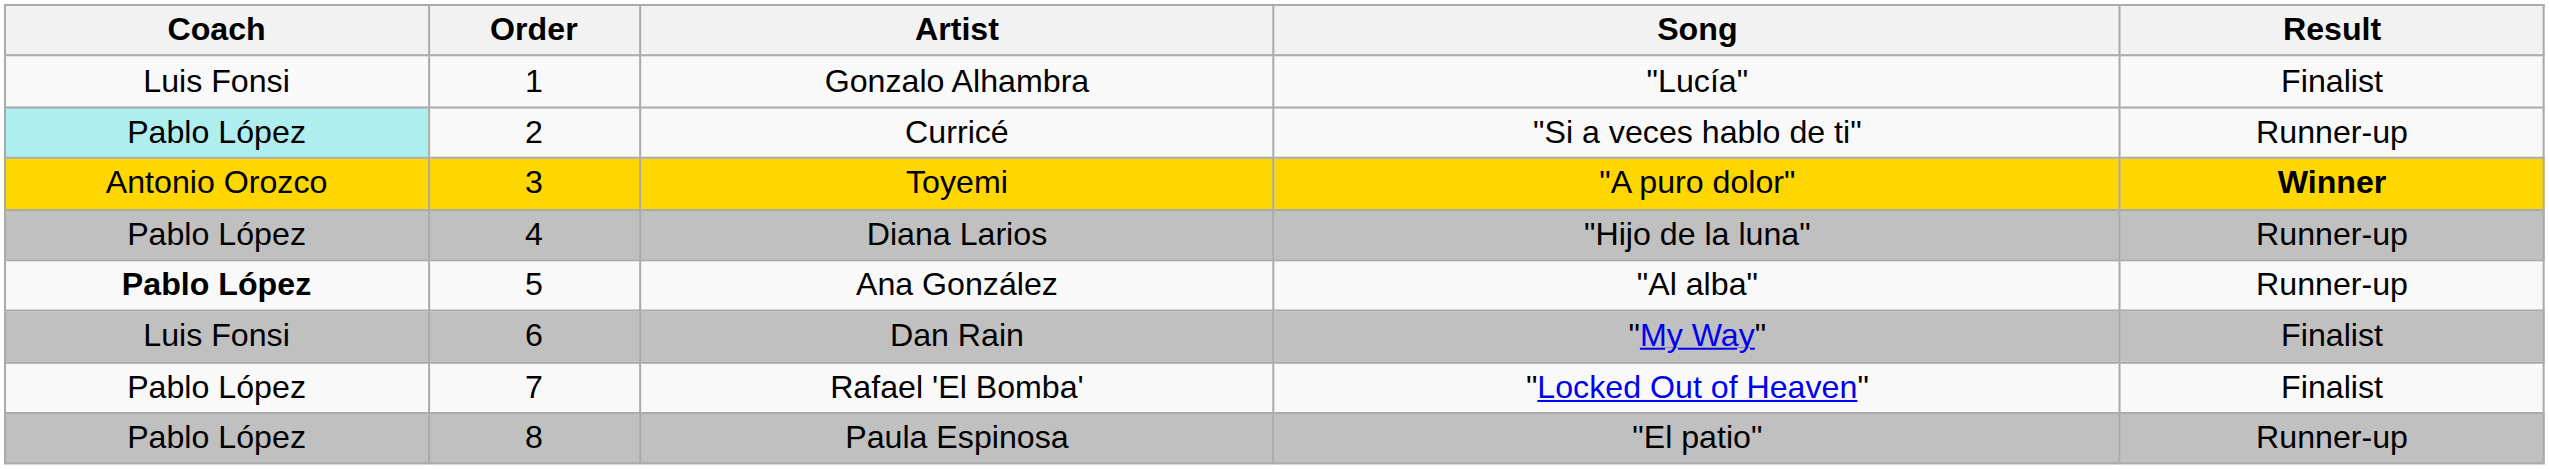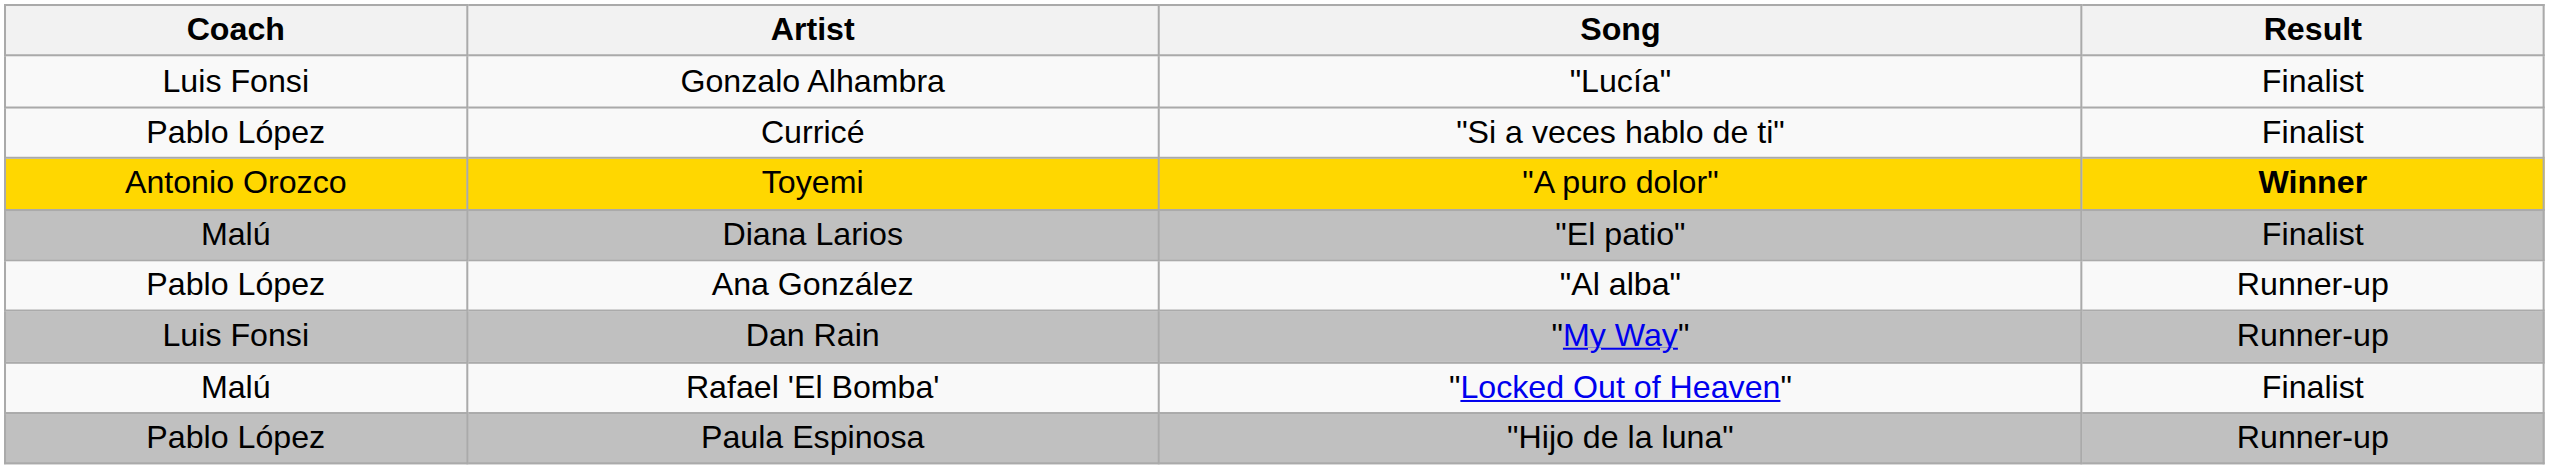- column: (534, 30)
(217, 132) paleturquoise background -> (236, 132) no background
(2332, 132) Runner-up -> (2313, 132) Finalist
(217, 234) Pablo López -> (236, 234) Malú
(1697, 234) "Hijo de la luna" -> (1620, 234) "El patio"
(2332, 234) Runner-up -> (2313, 234) Finalist
(217, 285) bold -> (236, 285) normal
(2332, 336) Finalist -> (2313, 336) Runner-up
(217, 387) Pablo López -> (236, 387) Malú
(1697, 438) "El patio" -> (1620, 438) "Hijo de la luna"
